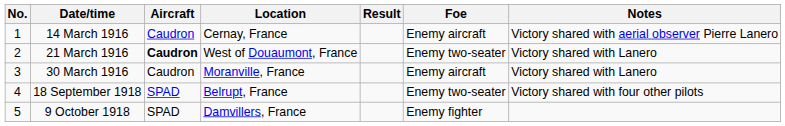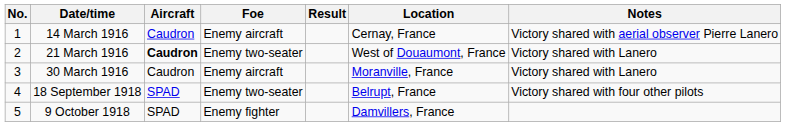columns swapped: (456, 14) <-> (280, 14)
